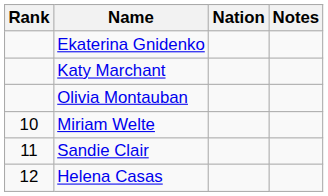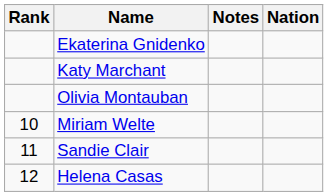columns swapped: (239, 17) <-> (296, 17)
